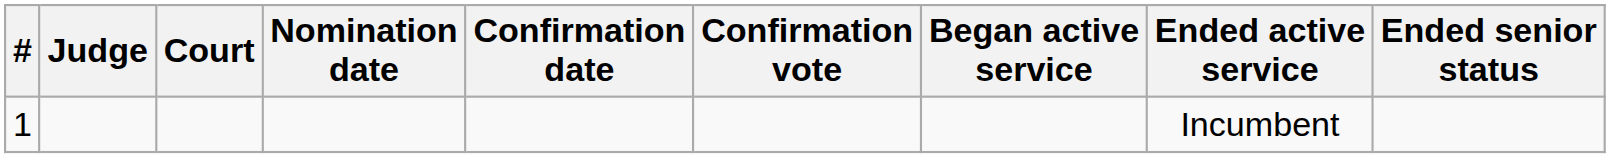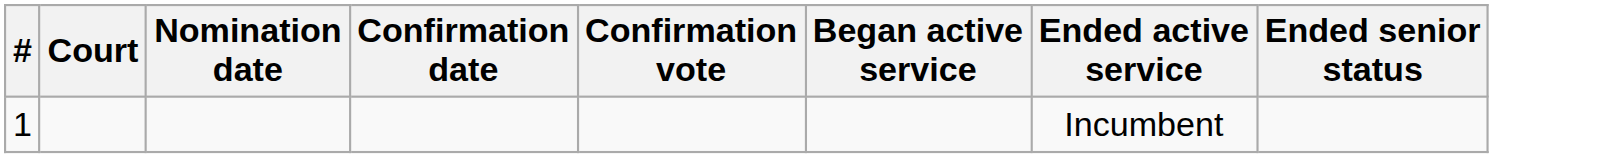- column: (98, 50)
